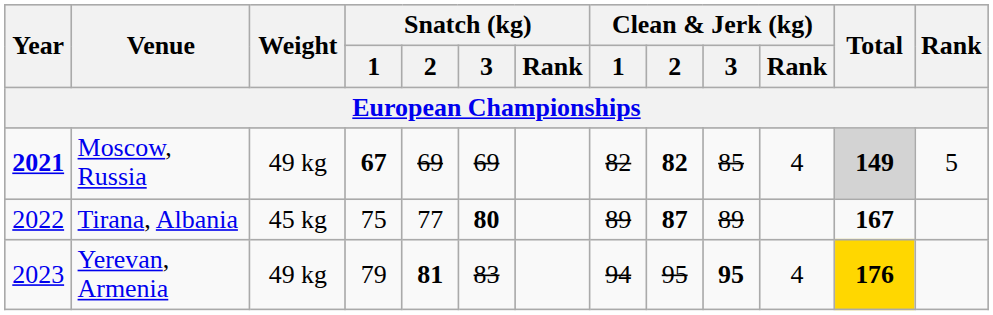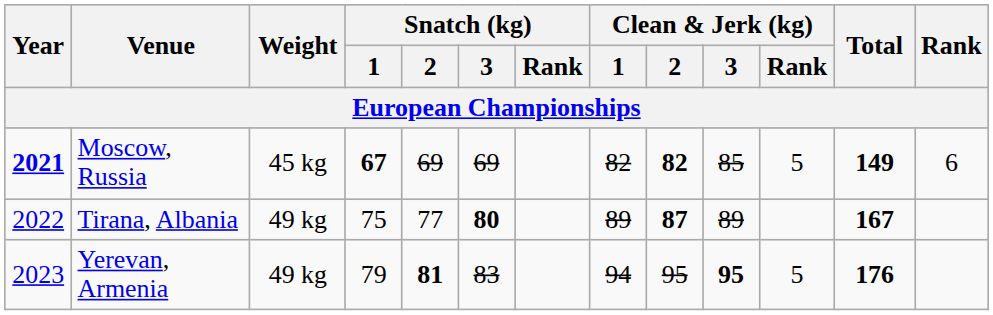(298, 162) 49 kg -> (298, 162) 45 kg
(797, 162) 4 -> (797, 162) 5
(875, 162) lightgrey background -> (875, 162) no background
(951, 162) 5 -> (951, 162) 6
(298, 218) 45 kg -> (298, 218) 49 kg
(797, 274) 4 -> (797, 274) 5
(875, 274) gold background -> (875, 274) no background
